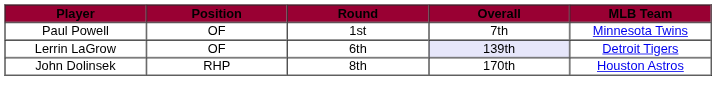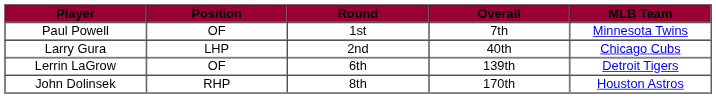+ row: (75, 48)
(499, 48) lavender background -> (499, 66) no background
